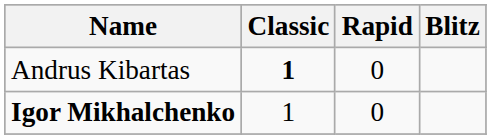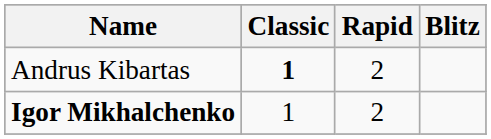(377, 69) 0 -> (377, 69) 2
(377, 112) 0 -> (377, 112) 2
